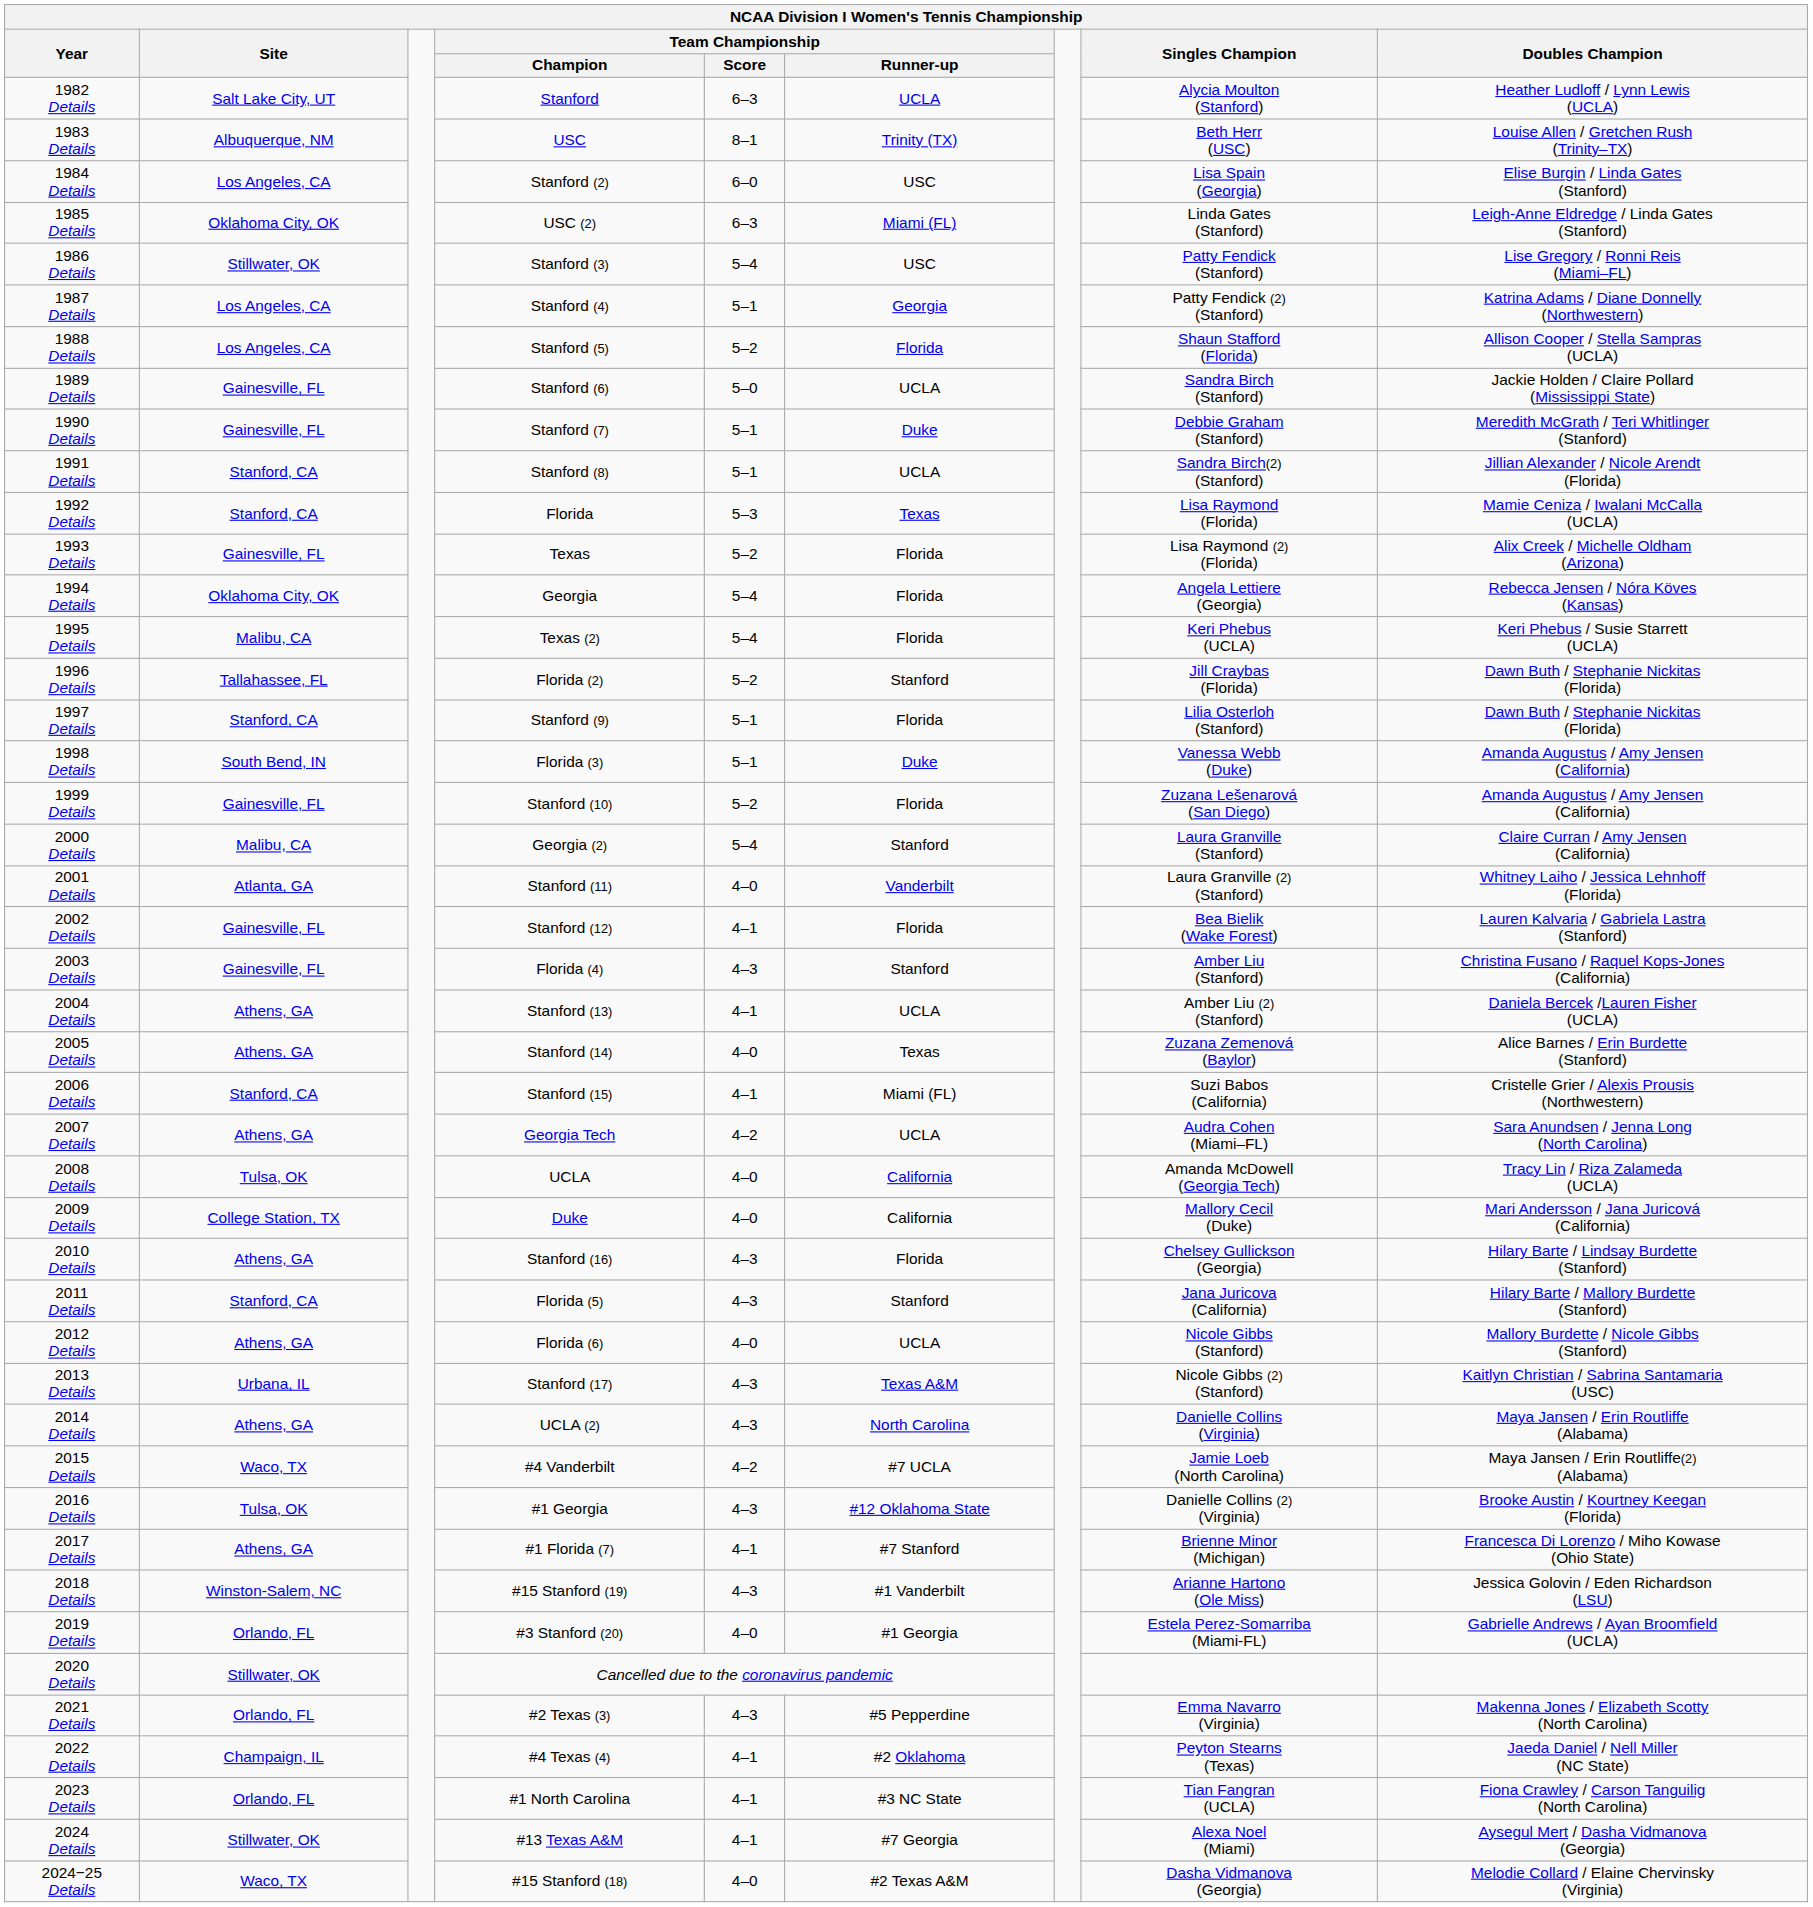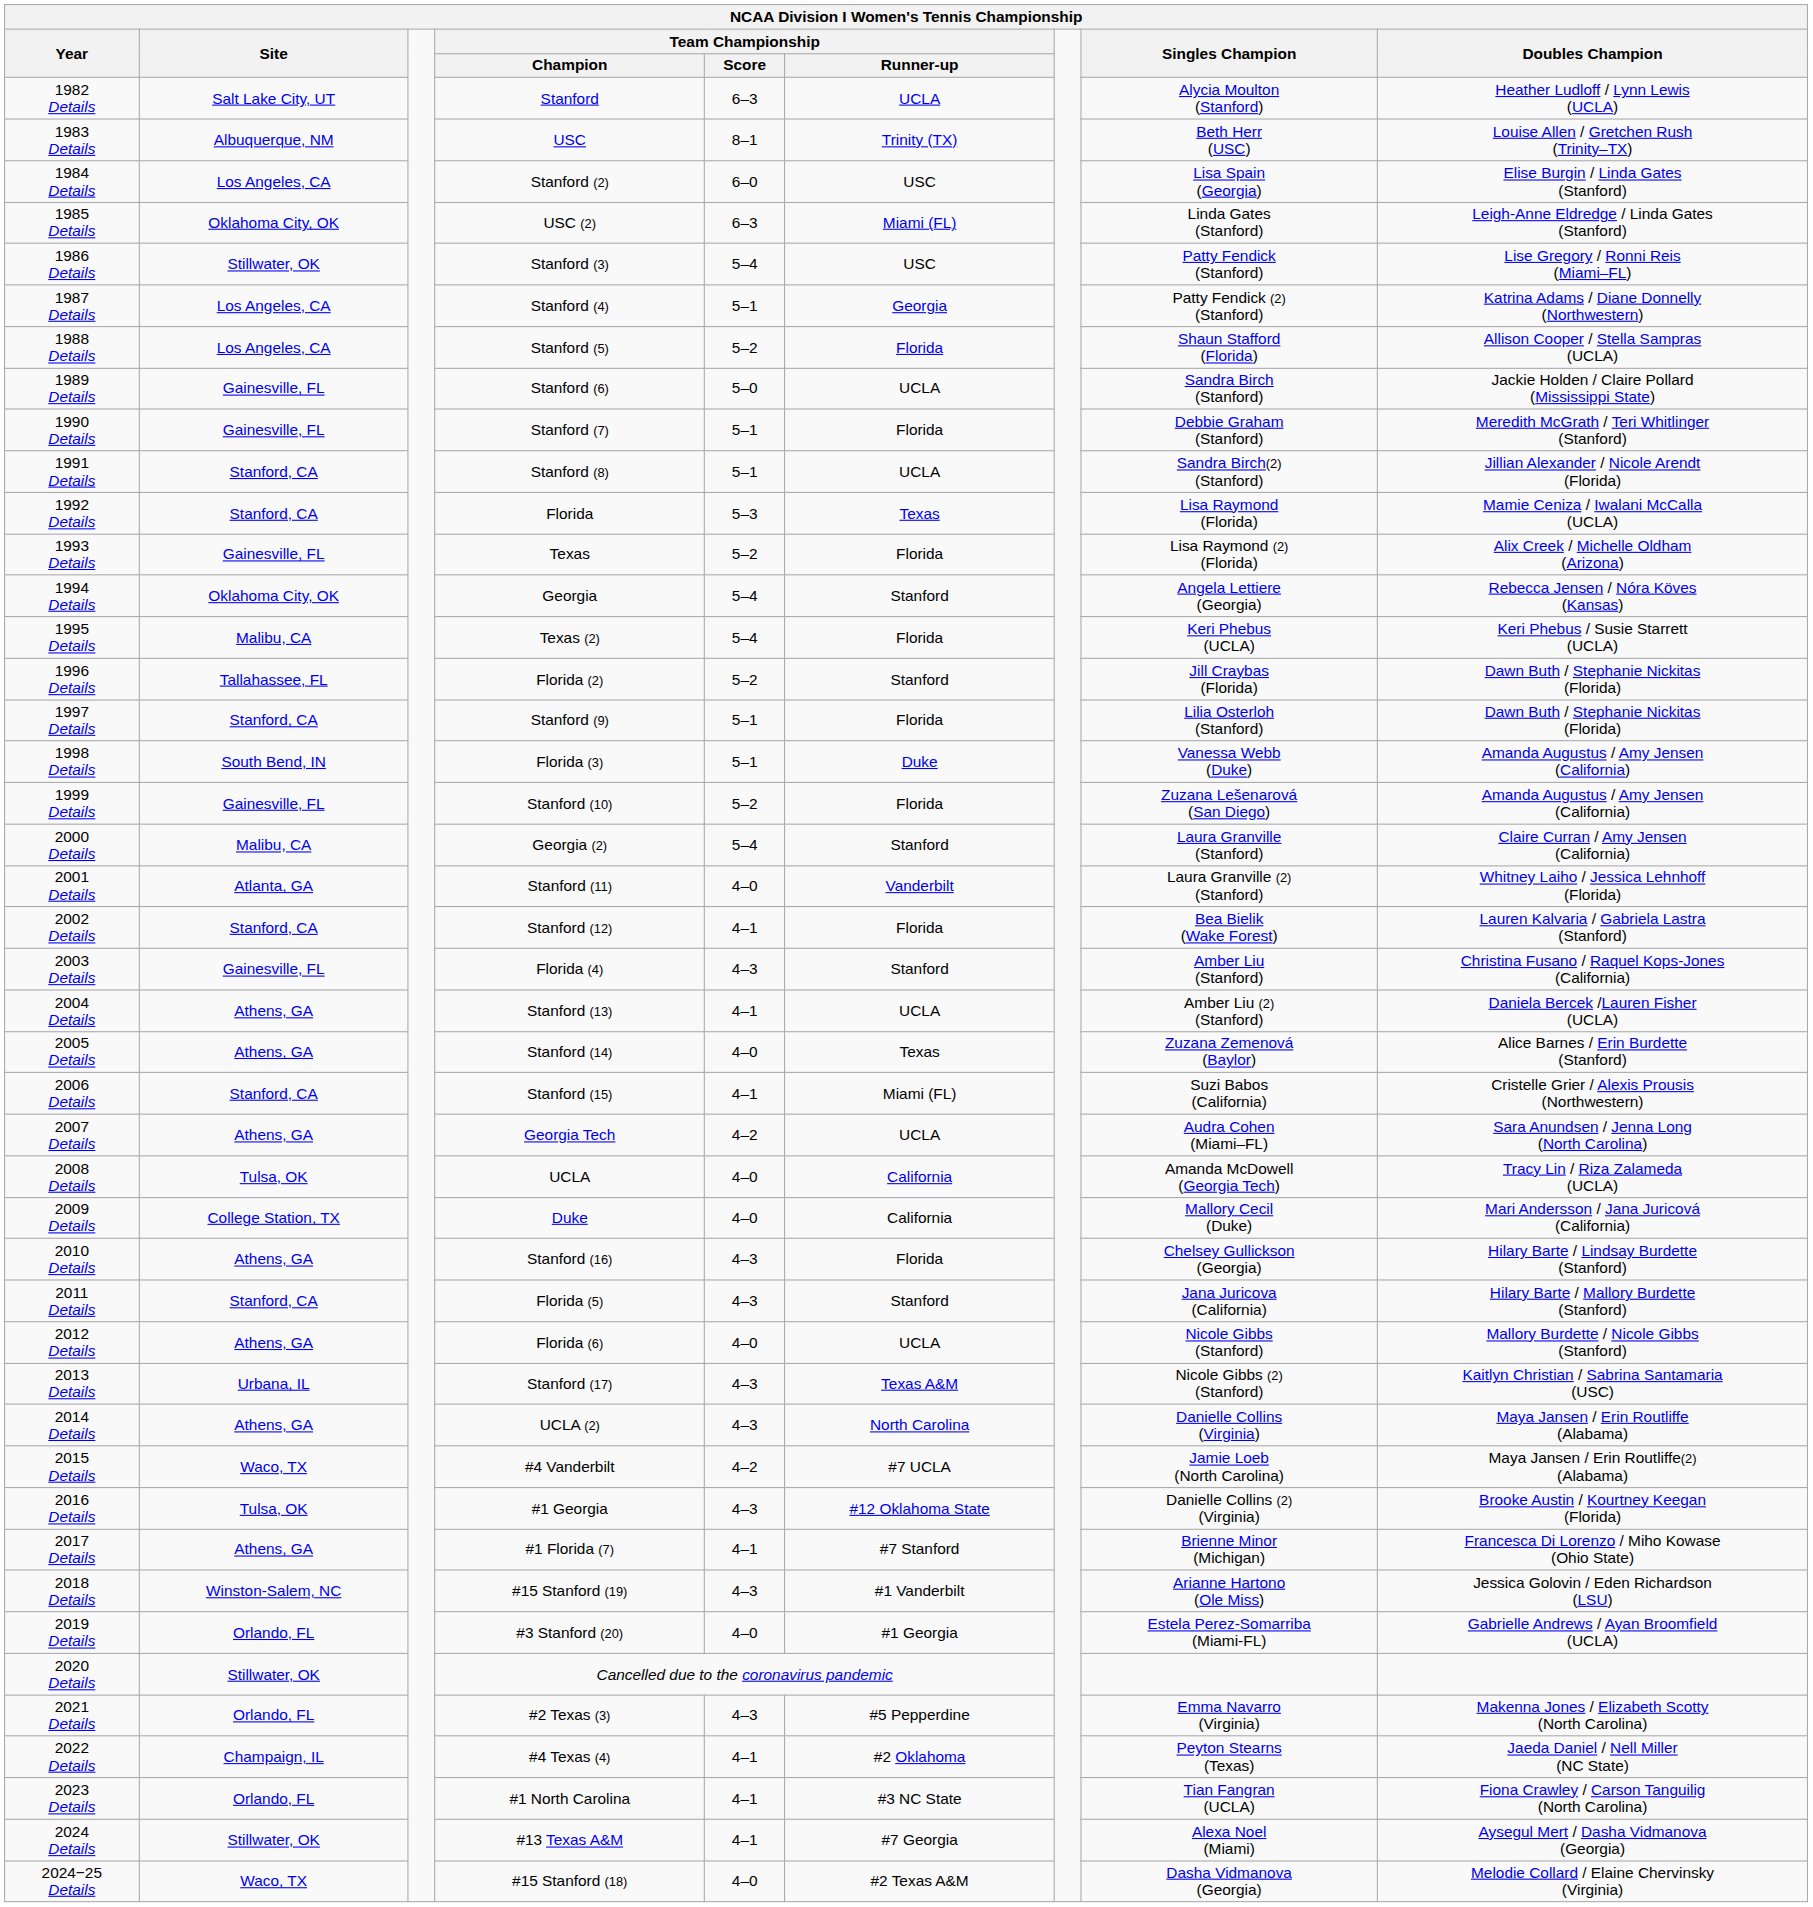(920, 430) Duke -> (920, 430) Florida
(920, 596) Florida -> (920, 596) Stanford
(274, 928) Gainesville, FL -> (274, 928) Stanford, CA
